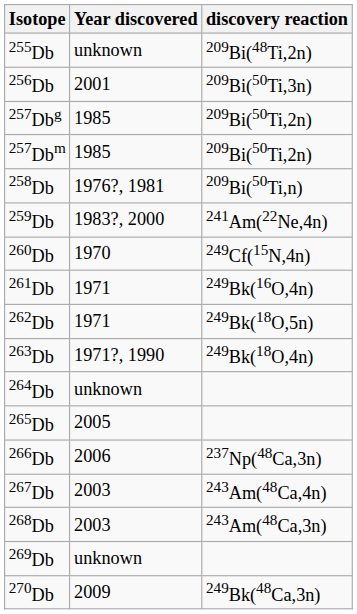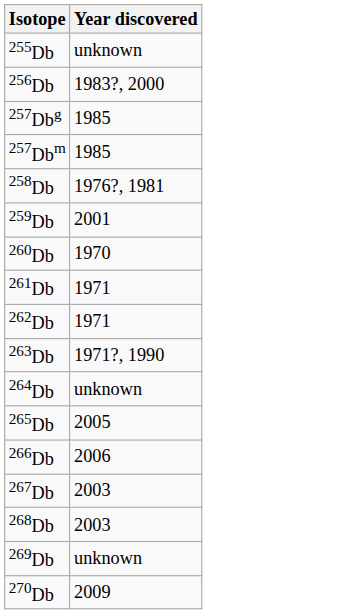- column: (277, 18)
(92, 84) 2001 -> (119, 84) 1983?, 2000
(119, 219) 1983?, 2000 -> (92, 219) 2001
